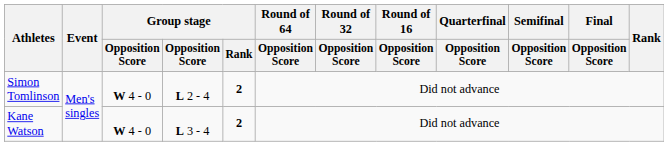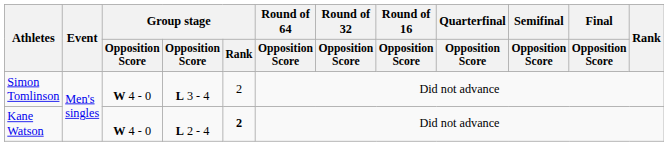(193, 96) L 2 - 4 -> (193, 96) L 3 - 4
(239, 89) bold -> (239, 89) normal
(193, 131) L 3 - 4 -> (193, 131) L 2 - 4
